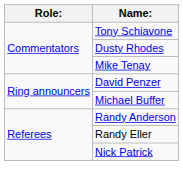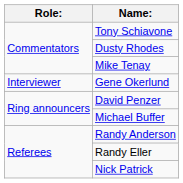+ row: (132, 83)
